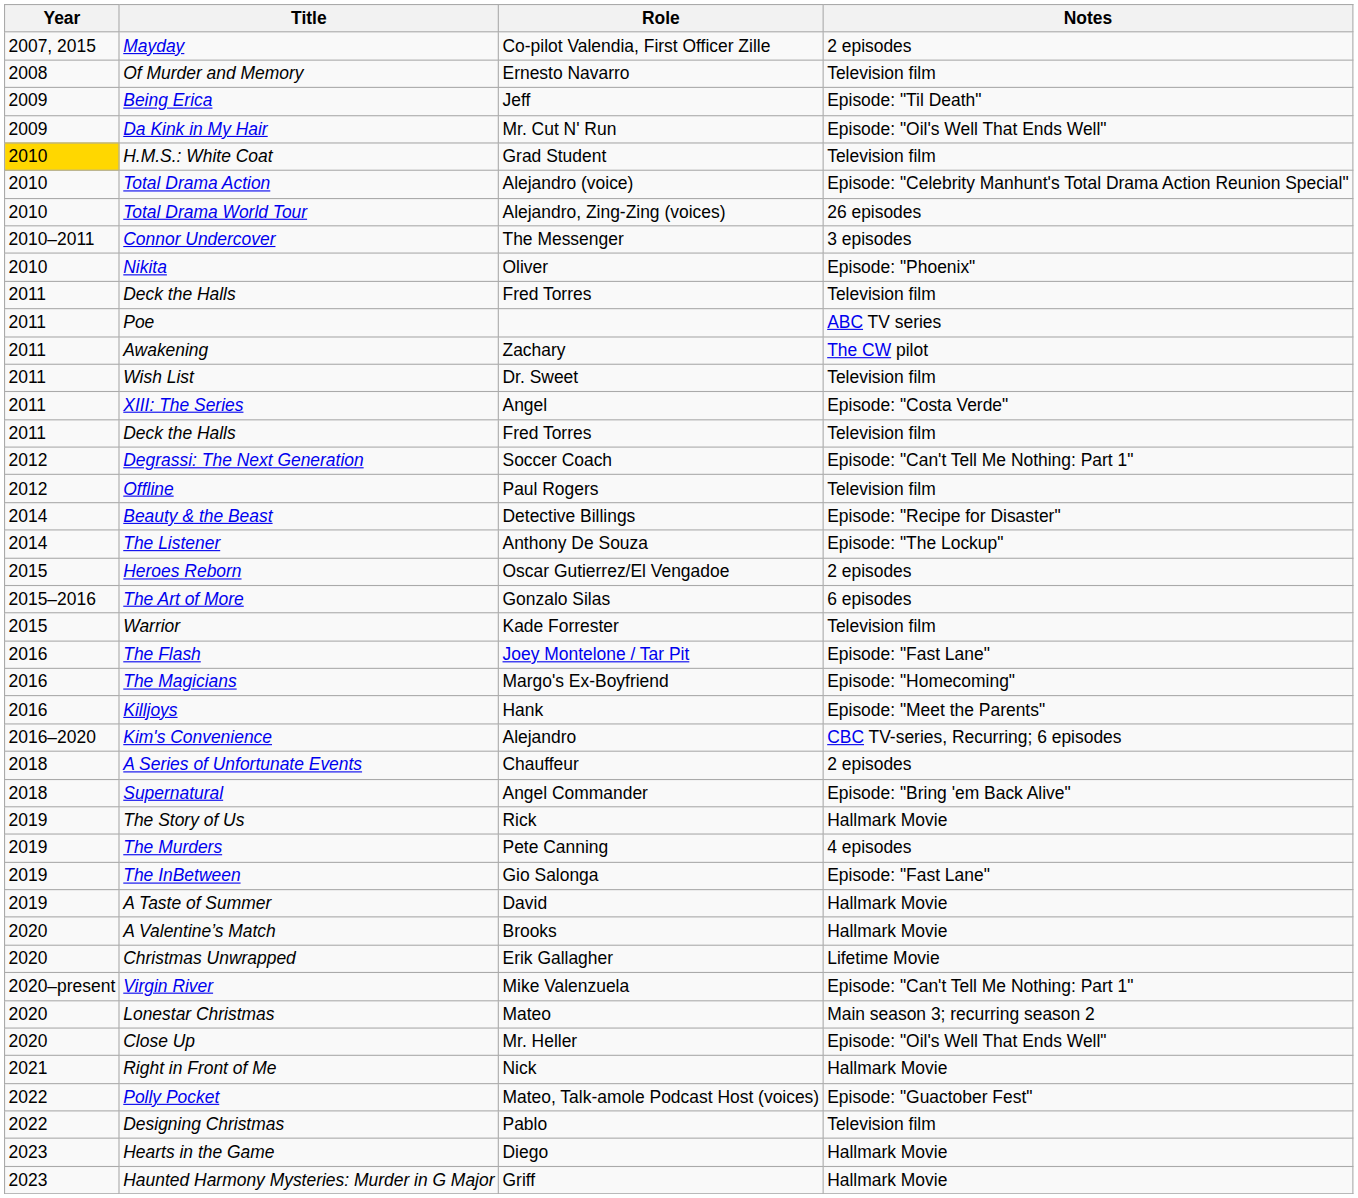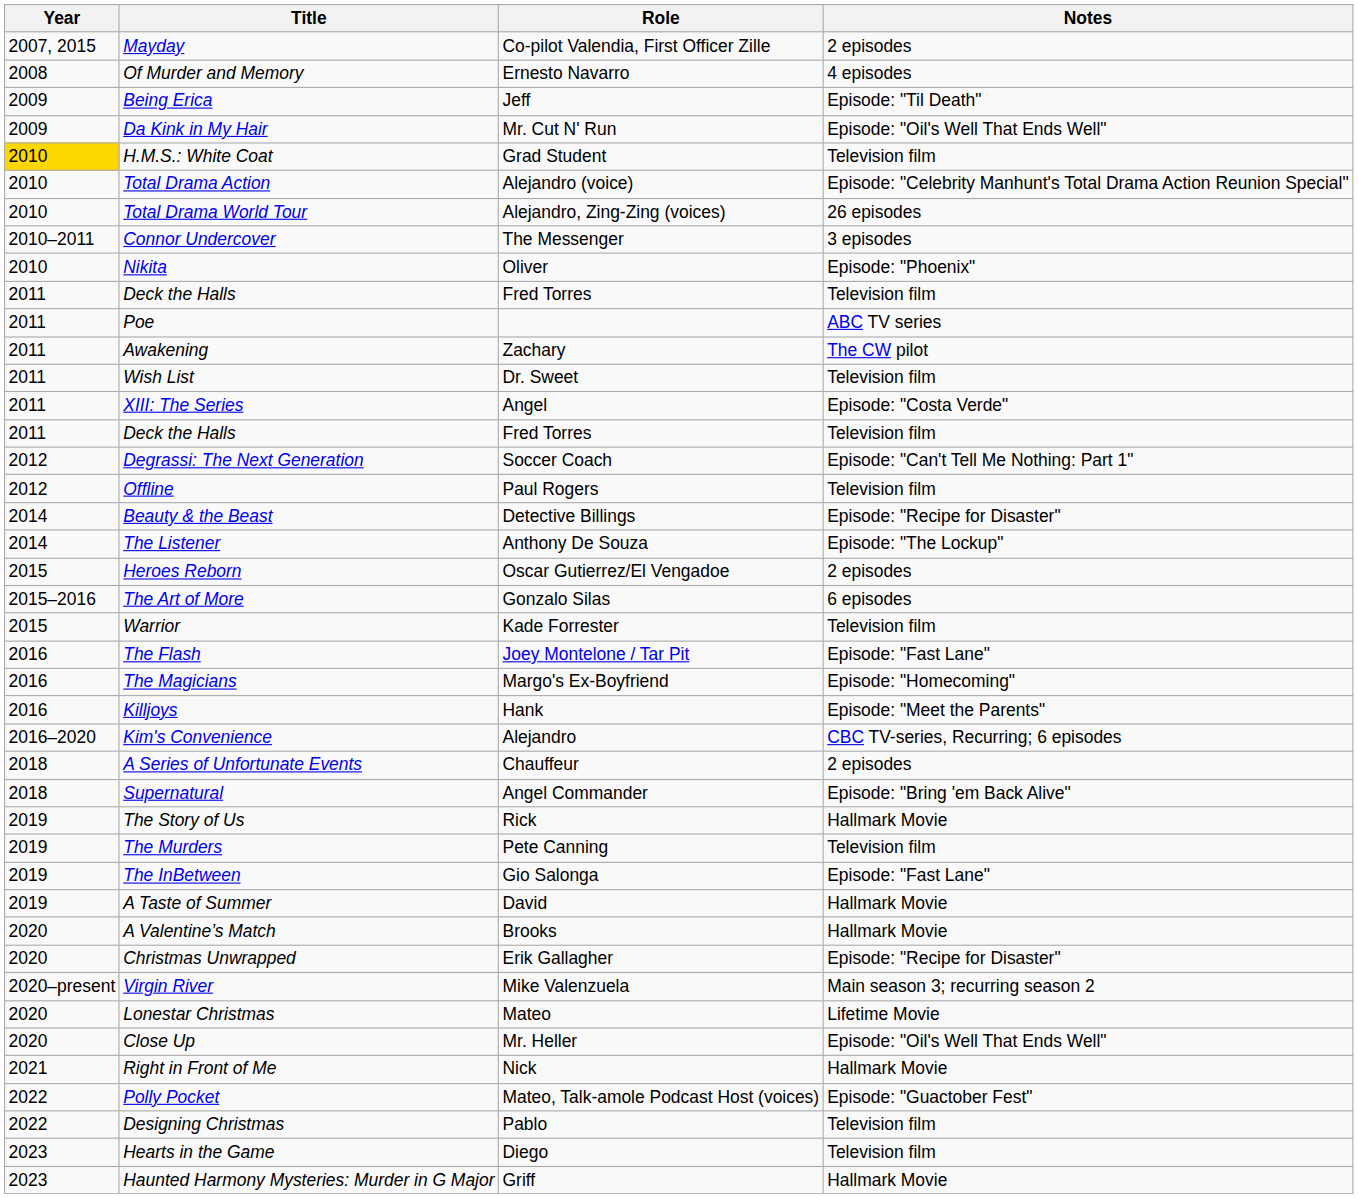(881, 73) Television film -> (869, 73) 4 episodes
(869, 848) 4 episodes -> (881, 848) Television film
(883, 958) Lifetime Movie -> (944, 958) Episode: "Recipe for Disaster"
(980, 986) Episode: "Can't Tell Me Nothing: Part 1" -> (961, 986) Main season 3; recurring season 2
(961, 1014) Main season 3; recurring season 2 -> (883, 1014) Lifetime Movie
(887, 1152) Hallmark Movie -> (881, 1152) Television film
